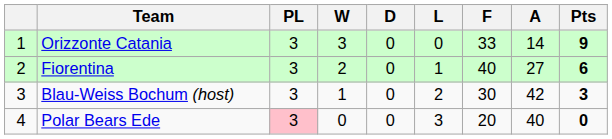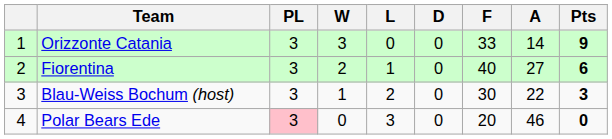columns swapped: (390, 17) <-> (439, 17)
(535, 95) 42 -> (535, 95) 22
(535, 120) 40 -> (535, 120) 46
